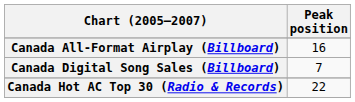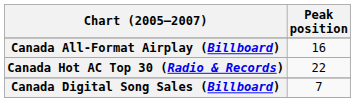rows swapped: (146, 68) <-> (146, 87)
